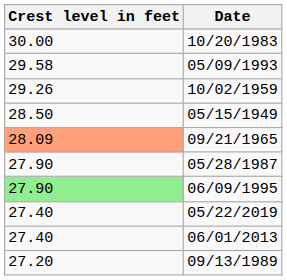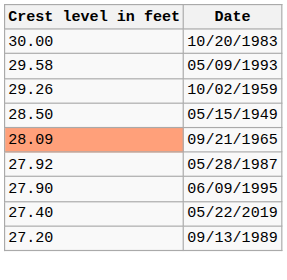(31, 164) 27.90 -> (31, 164) 27.92
(31, 189) lightgreen background -> (31, 189) no background
- row: (233, 238)
